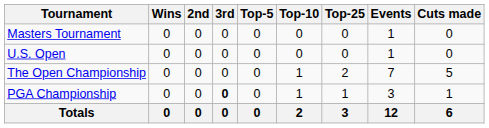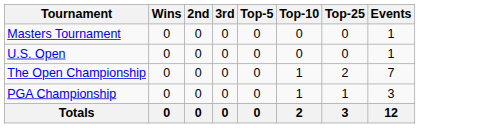- column: (449, 14)
(225, 93) bold -> (225, 93) normal
